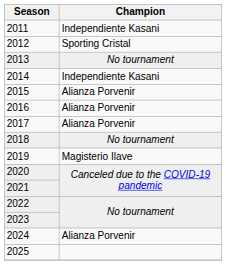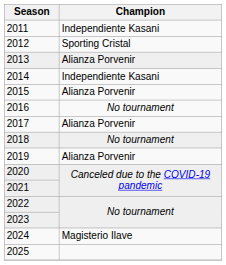(140, 60) No tournament -> (98, 60) Alianza Porvenir
(98, 108) Alianza Porvenir -> (140, 108) No tournament
(97, 156) Magisterio Ilave -> (98, 156) Alianza Porvenir
(98, 236) Alianza Porvenir -> (97, 236) Magisterio Ilave
